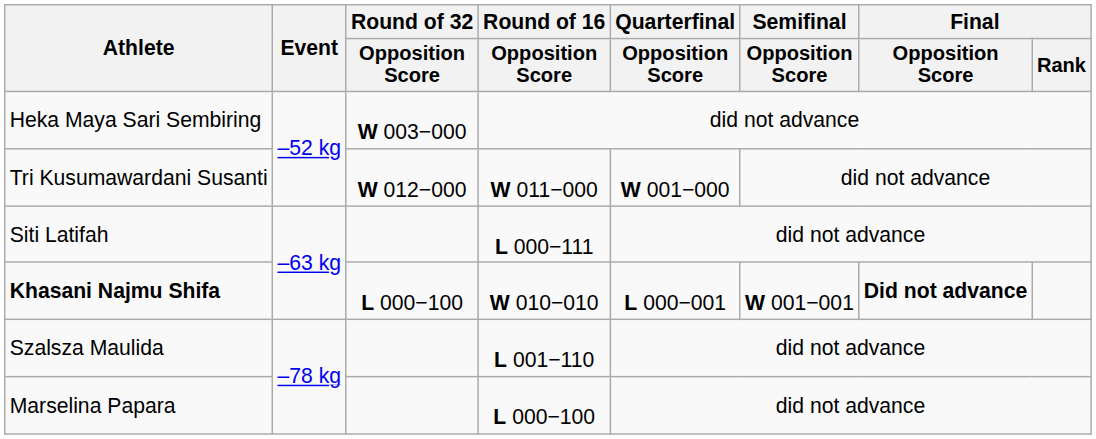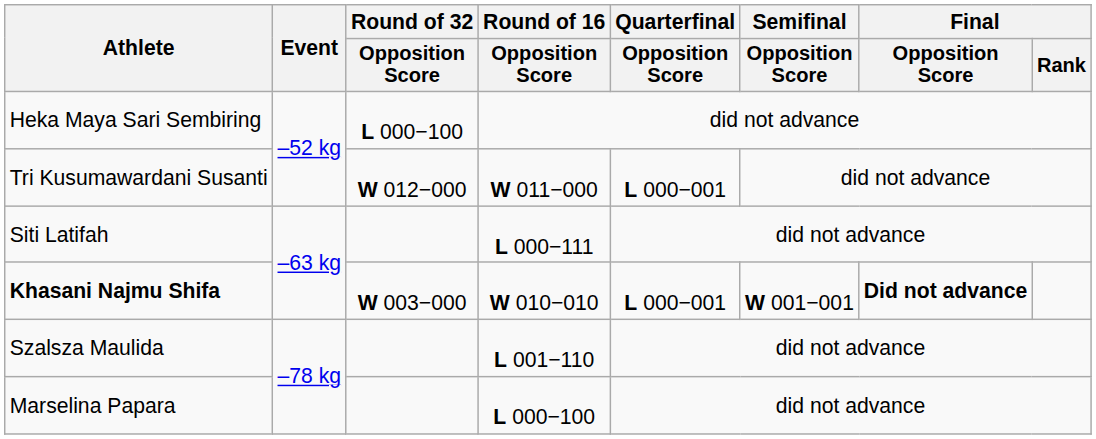(412, 132) W 003−000 -> (412, 132) L 000−100
(675, 189) W 001−000 -> (675, 189) L 000−001
(412, 303) L 000−100 -> (412, 303) W 003−000
